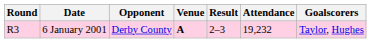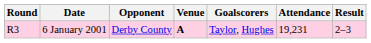columns swapped: (224, 12) <-> (332, 12)
(257, 29) 19,232 -> (293, 29) 19,231
